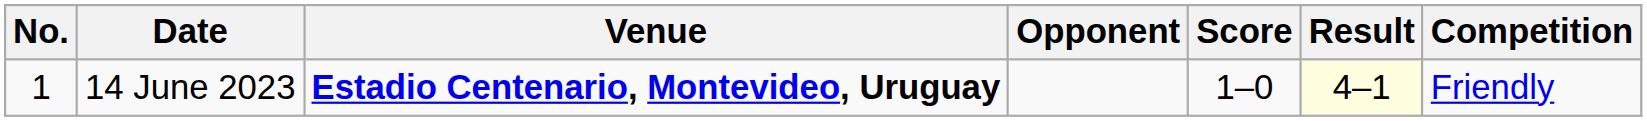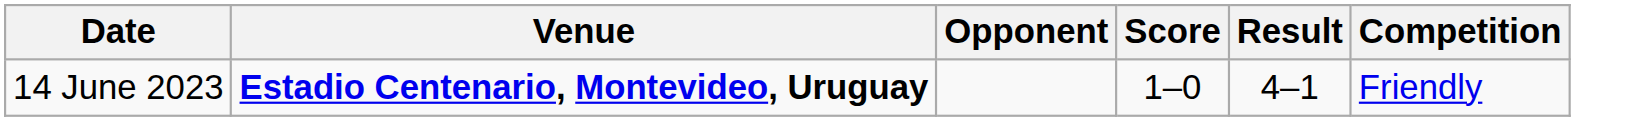- column: (41, 32)
(1362, 87) lightyellow background -> (1290, 87) no background
